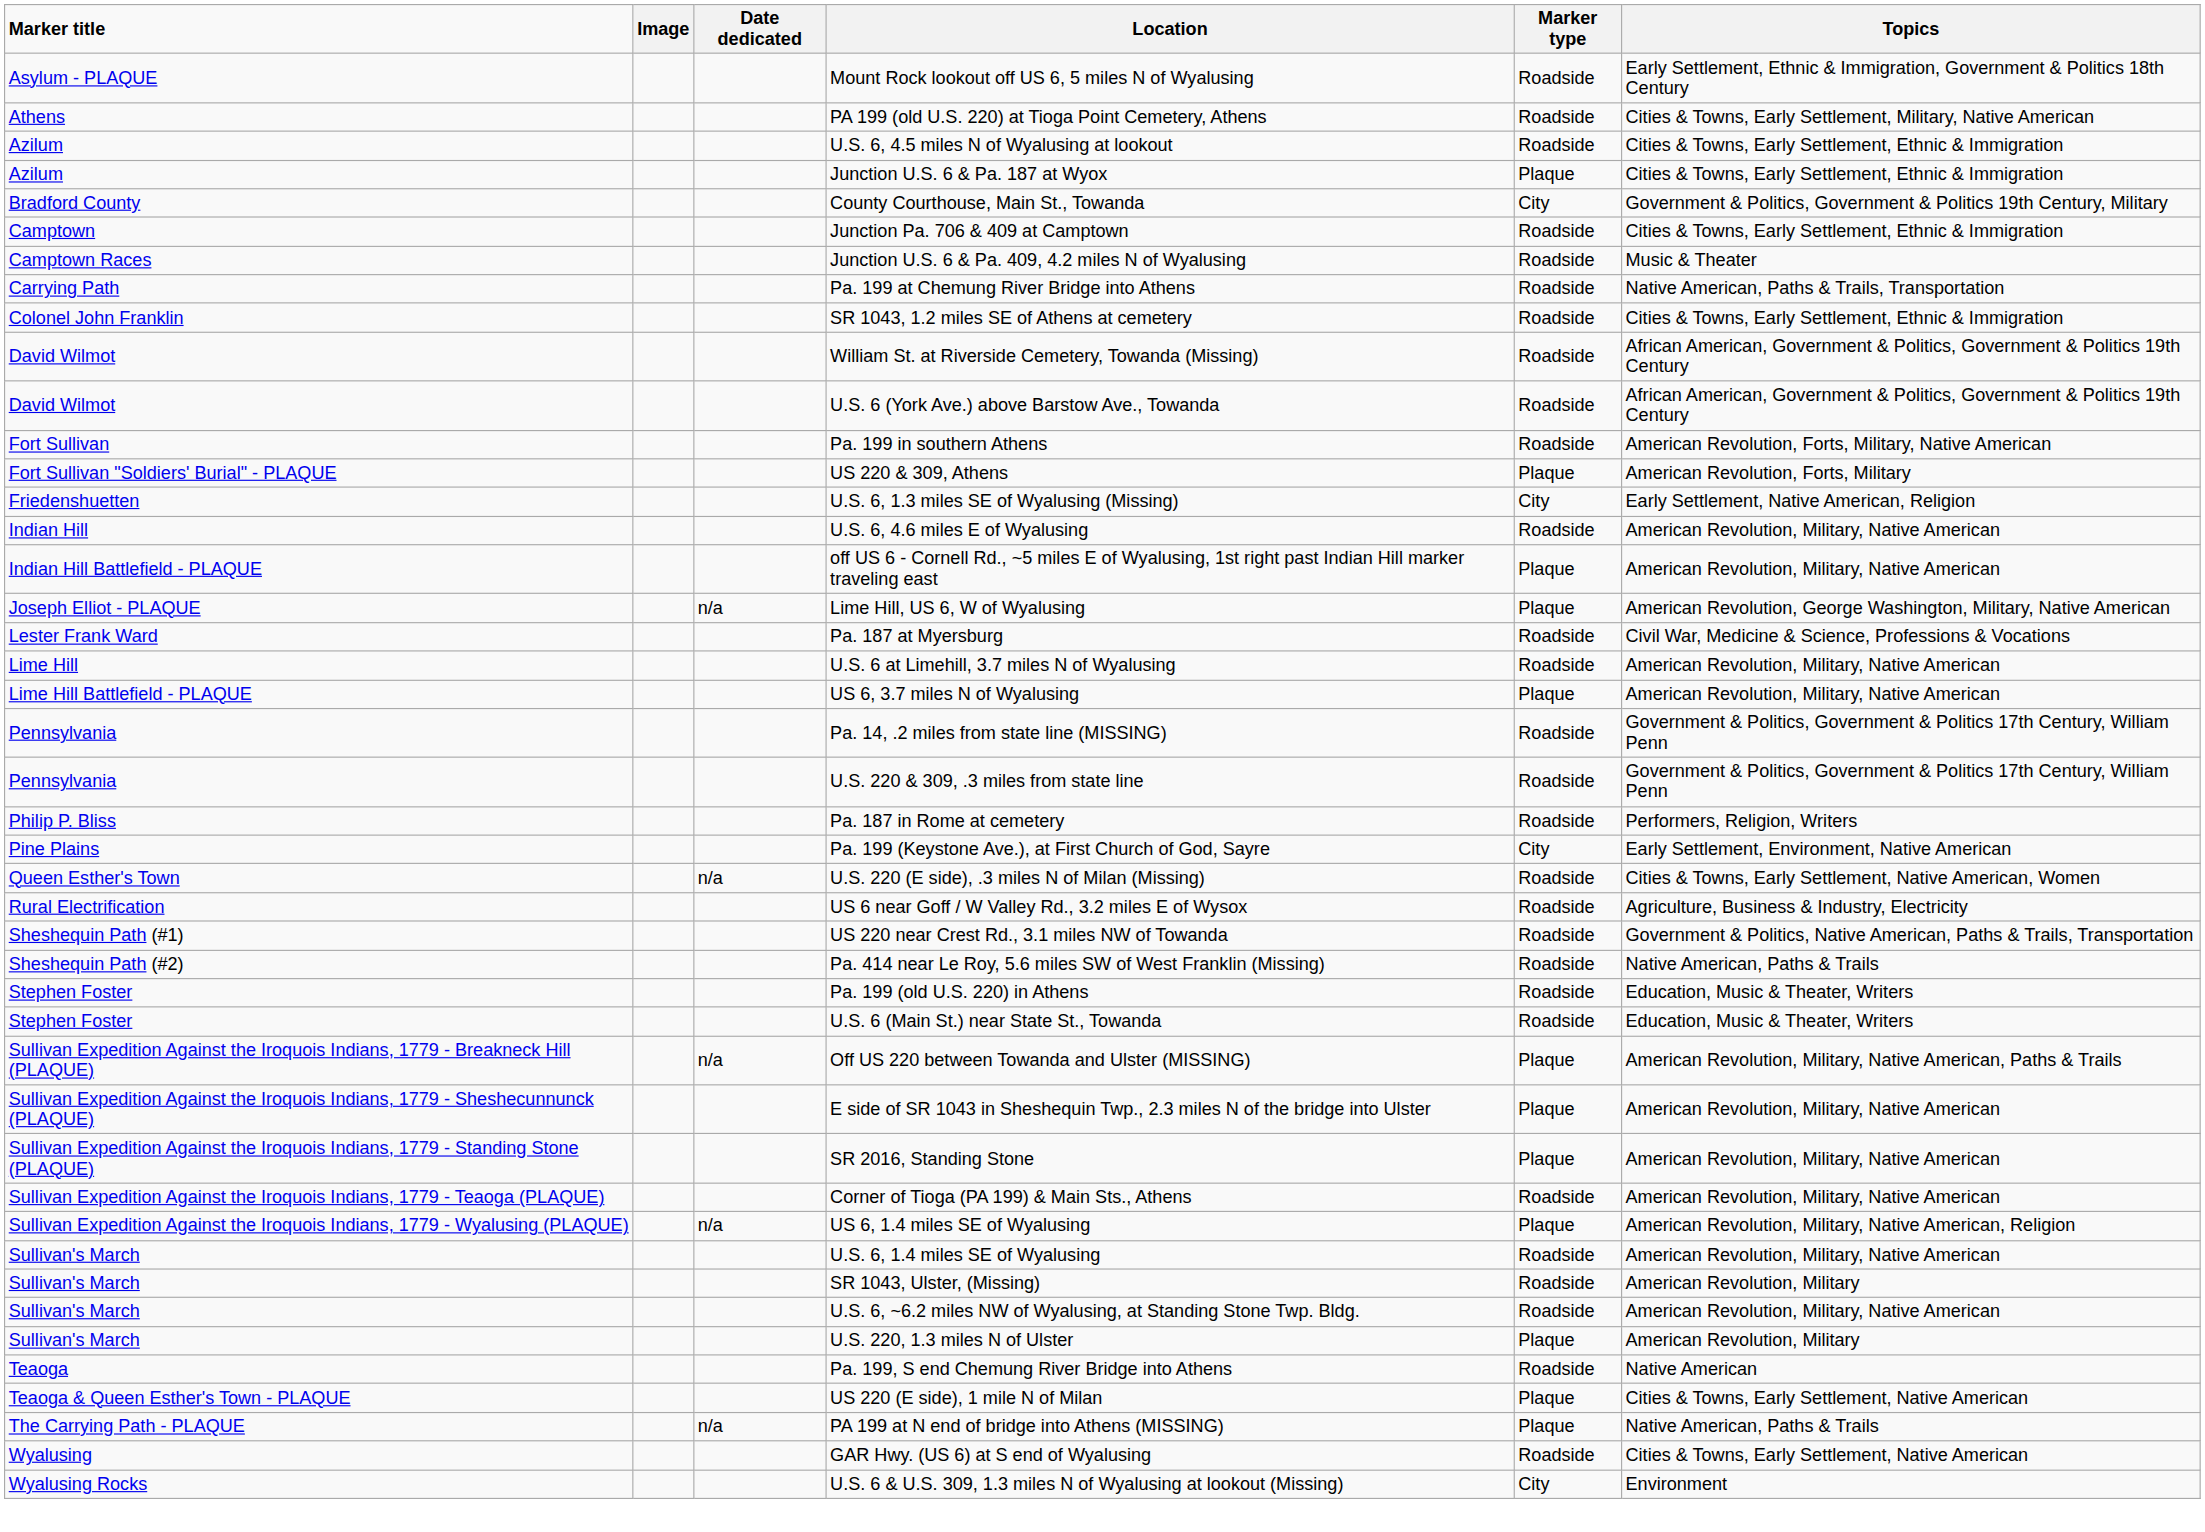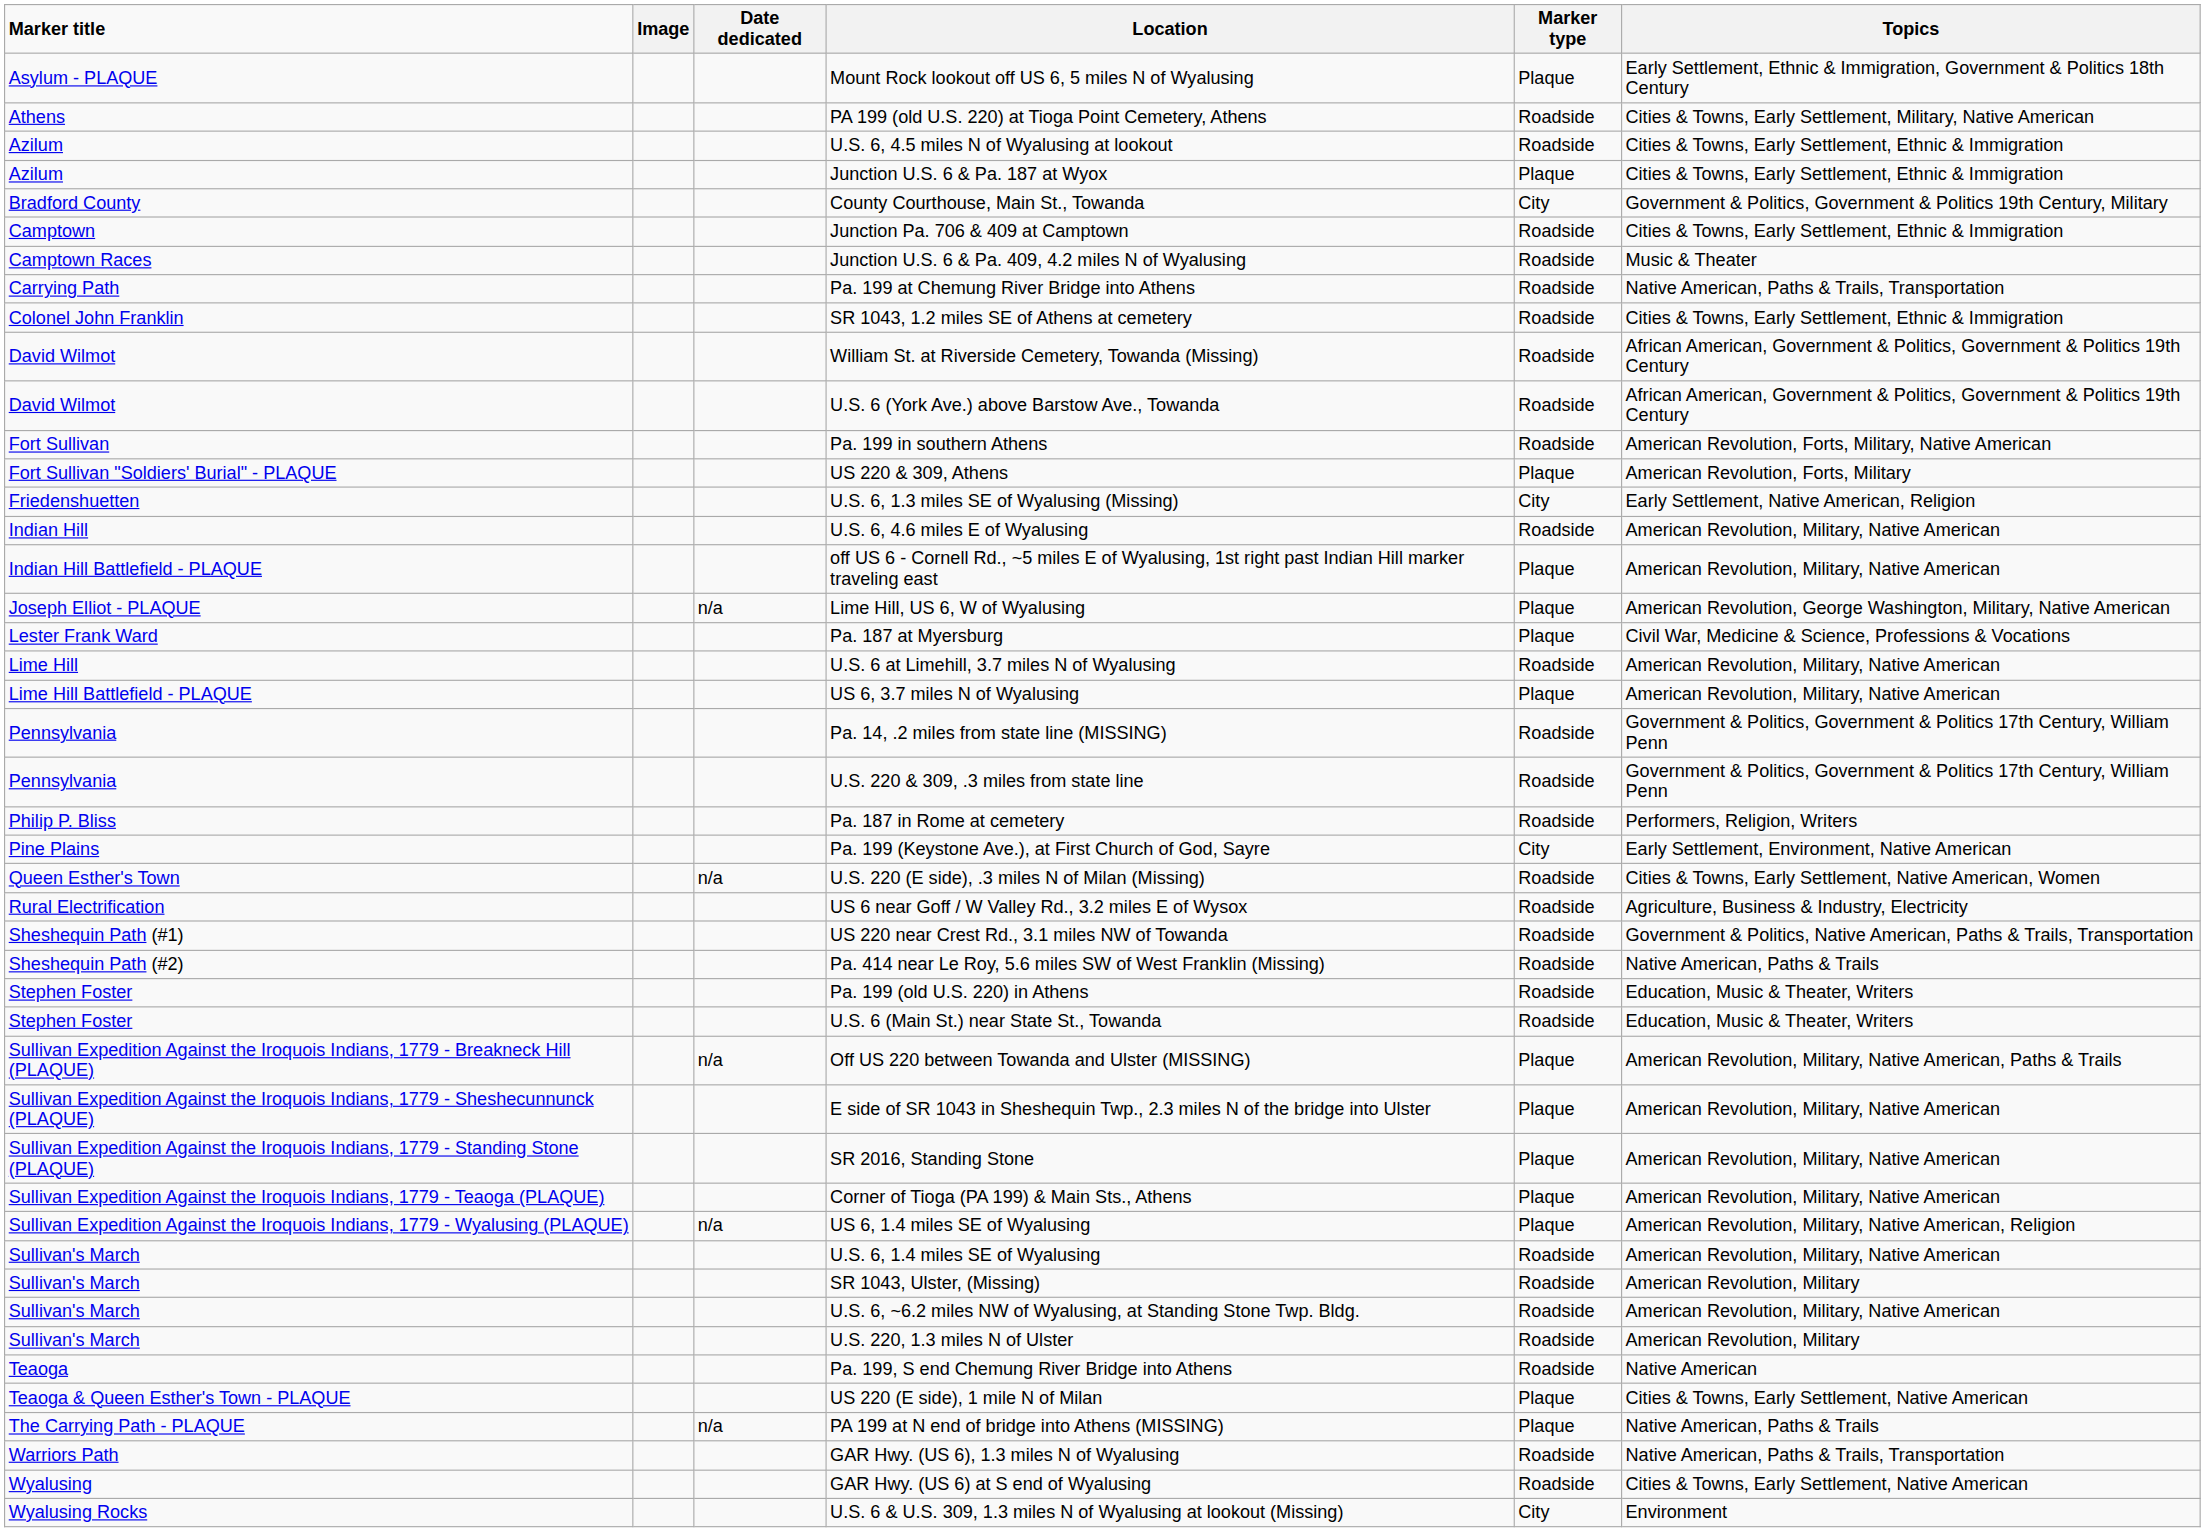(1556, 78) Roadside -> (1546, 78) Plaque
(1556, 636) Roadside -> (1546, 636) Plaque
(1556, 1197) Roadside -> (1546, 1197) Plaque
(1546, 1340) Plaque -> (1556, 1340) Roadside
+ row: (1005, 1455)
